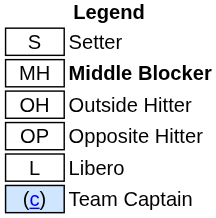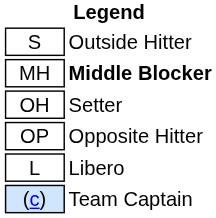(95, 42) Setter -> (130, 42) Outside Hitter
(130, 105) Outside Hitter -> (95, 105) Setter
